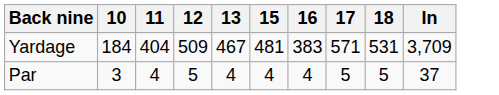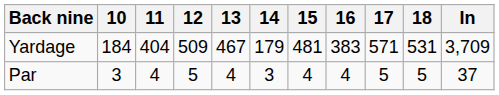+ column: (269, 18)
